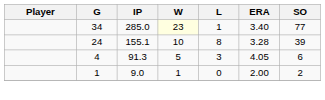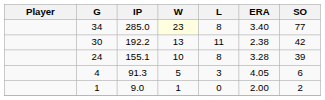(219, 27) 1 -> (219, 27) 8
+ row: (97, 42)
